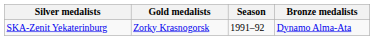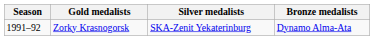columns swapped: (251, 12) <-> (68, 12)
